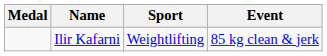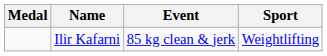columns swapped: (165, 16) <-> (265, 16)
